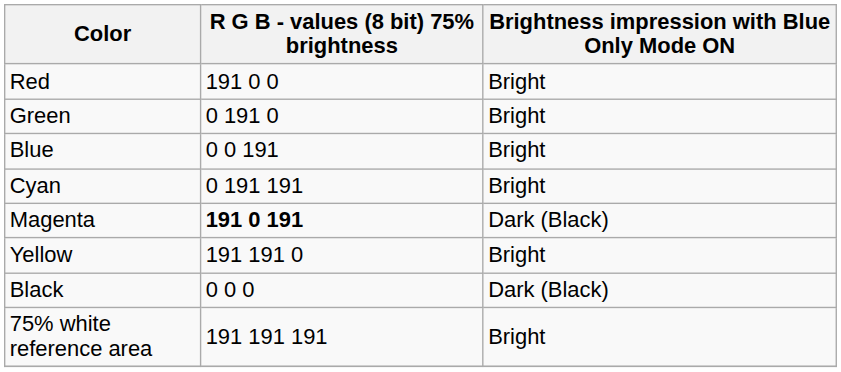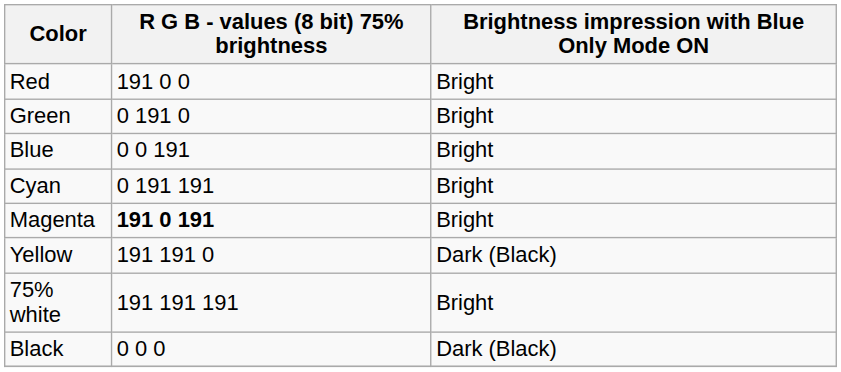(548, 220) Dark (Black) -> (465, 220) Bright
(517, 255) Bright -> (496, 255) Dark (Black)
+ row: (35, 302)
- row: (81, 336)
